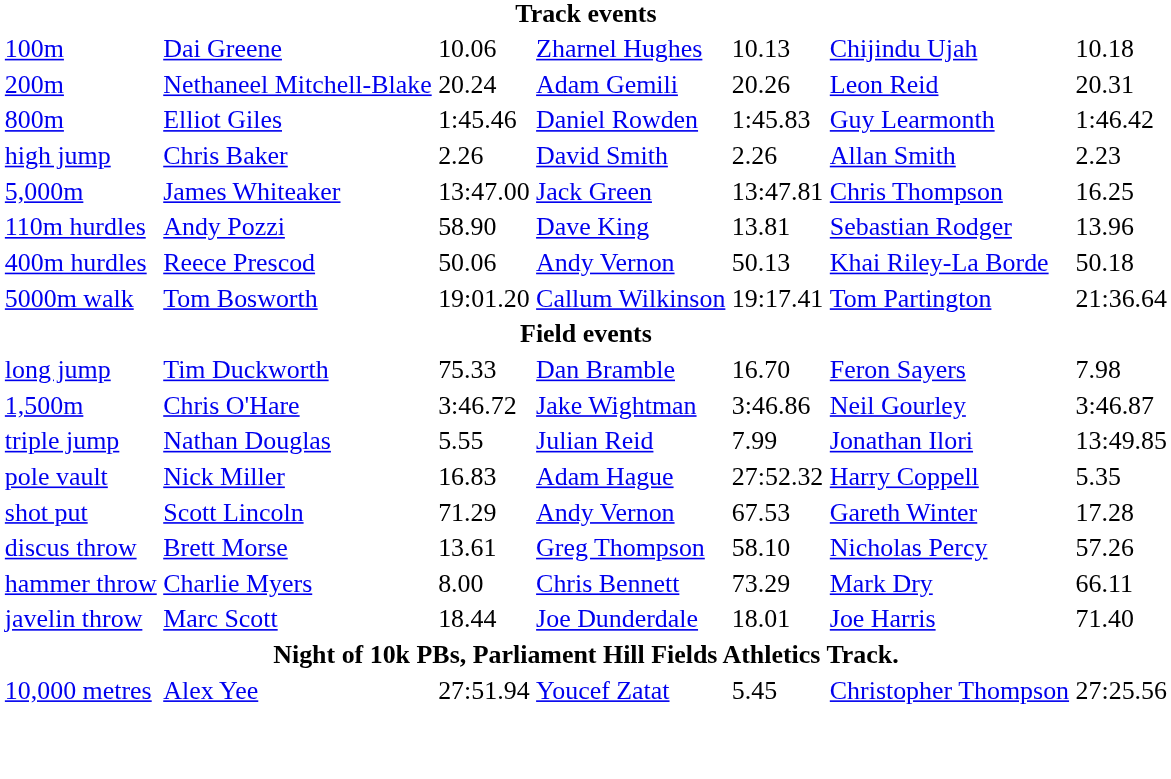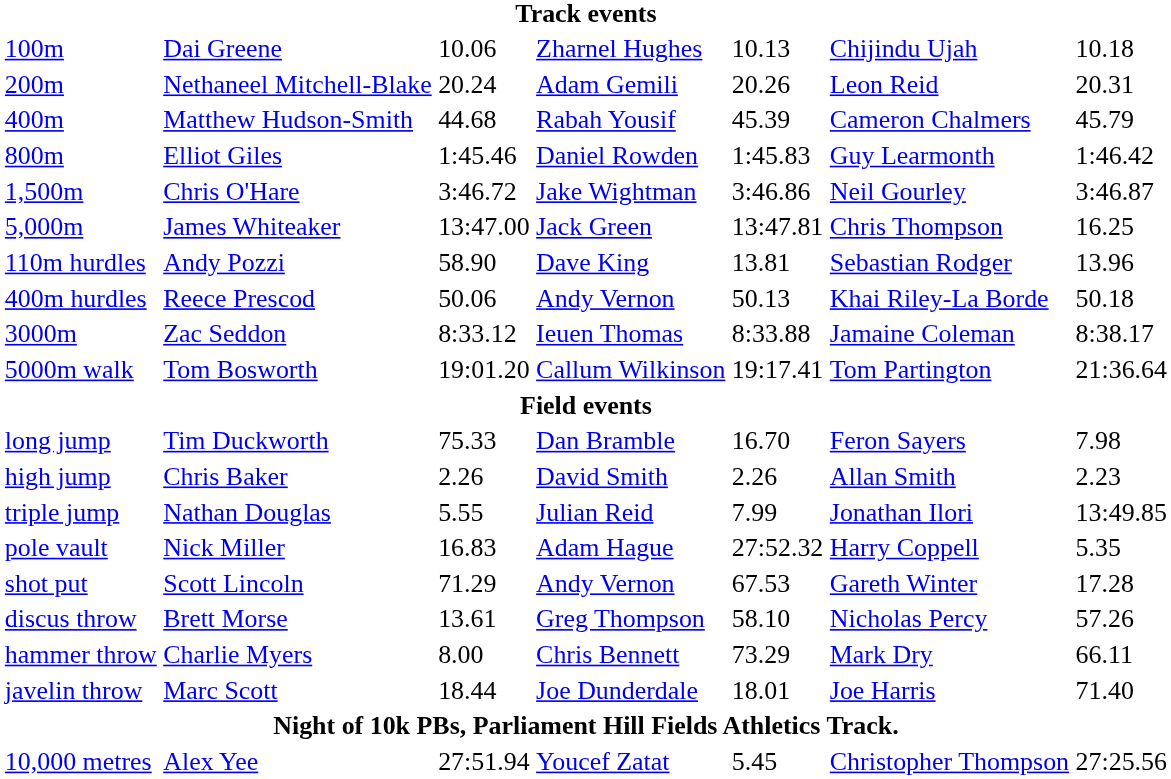+ row: (34, 120)
rows swapped: (44, 405) <-> (58, 155)
+ row: (41, 333)
